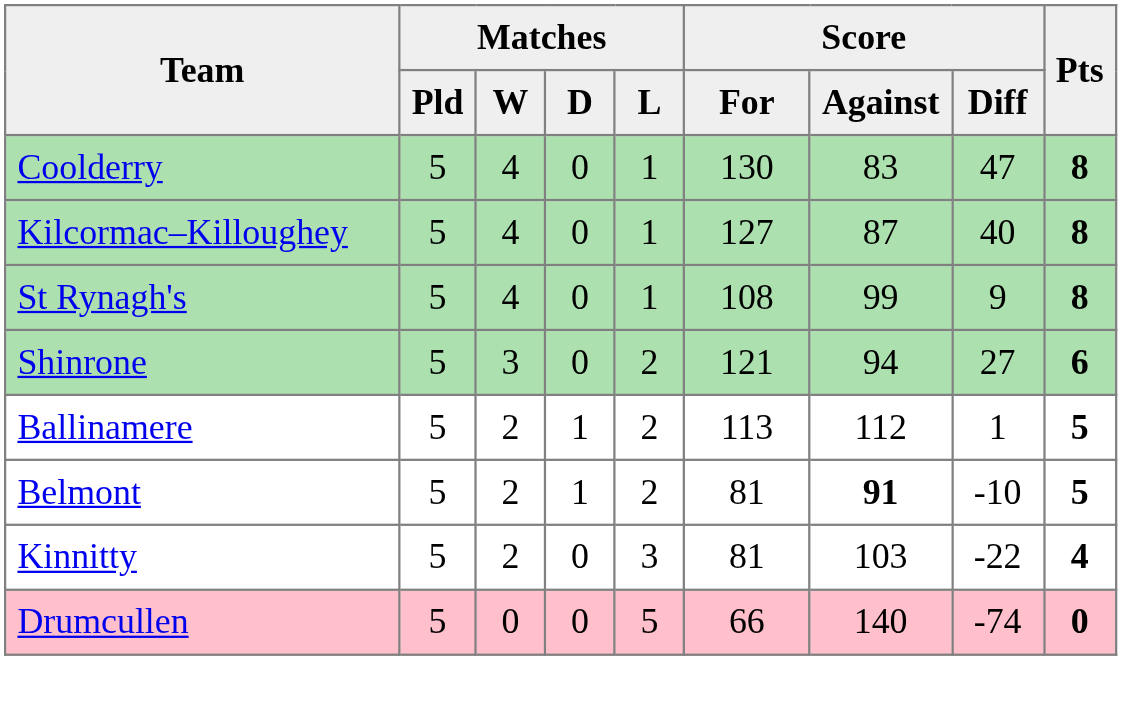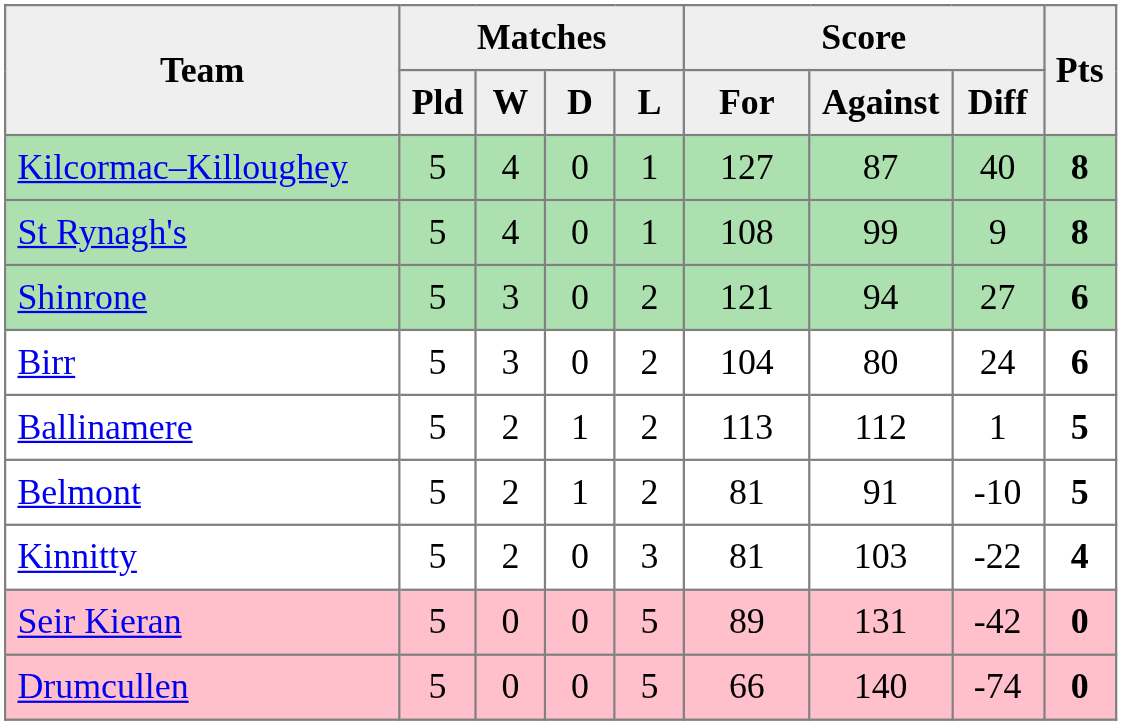- row: (90, 166)
+ row: (46, 361)
(881, 491) bold -> (881, 491) normal
+ row: (100, 621)
